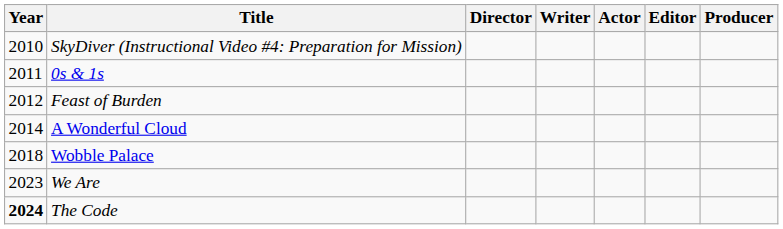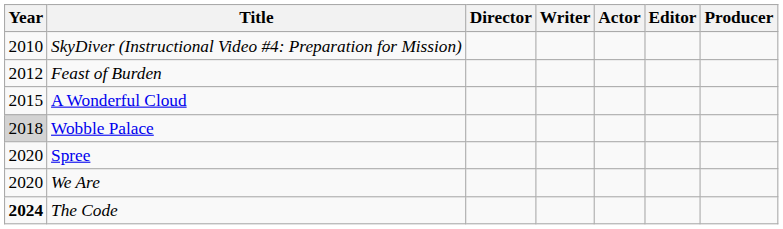- row: (77, 73)
(26, 127) 2014 -> (26, 100) 2015
(26, 155) no background -> (26, 127) lightgrey background
+ row: (71, 155)
(26, 182) 2023 -> (26, 182) 2020
